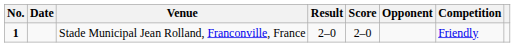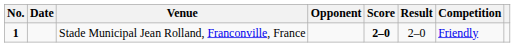columns swapped: (407, 13) <-> (327, 13)
(363, 32) normal -> (381, 32) bold
